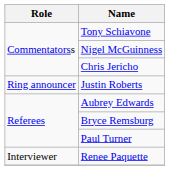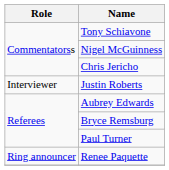(41, 85) Ring announcer -> (32, 85) Interviewer
(32, 156) Interviewer -> (41, 156) Ring announcer
